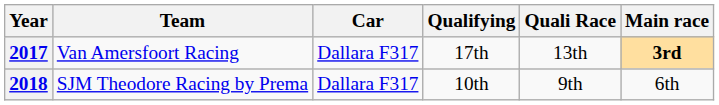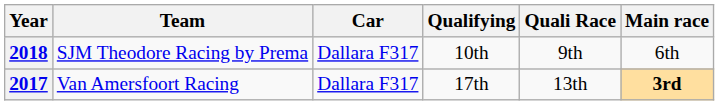rows swapped: (28, 52) <-> (28, 84)
